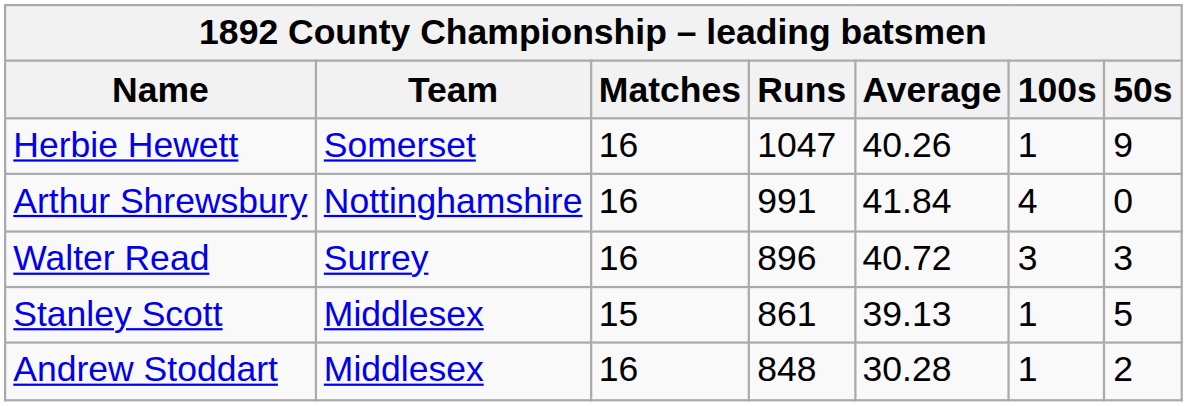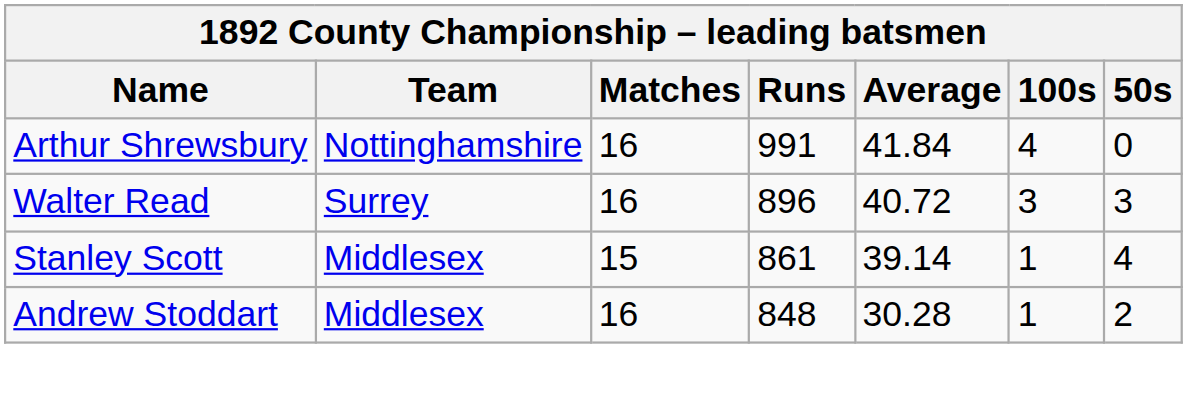- row: (126, 145)
(907, 314) 39.13 -> (907, 257) 39.14
(1123, 314) 5 -> (1123, 257) 4
